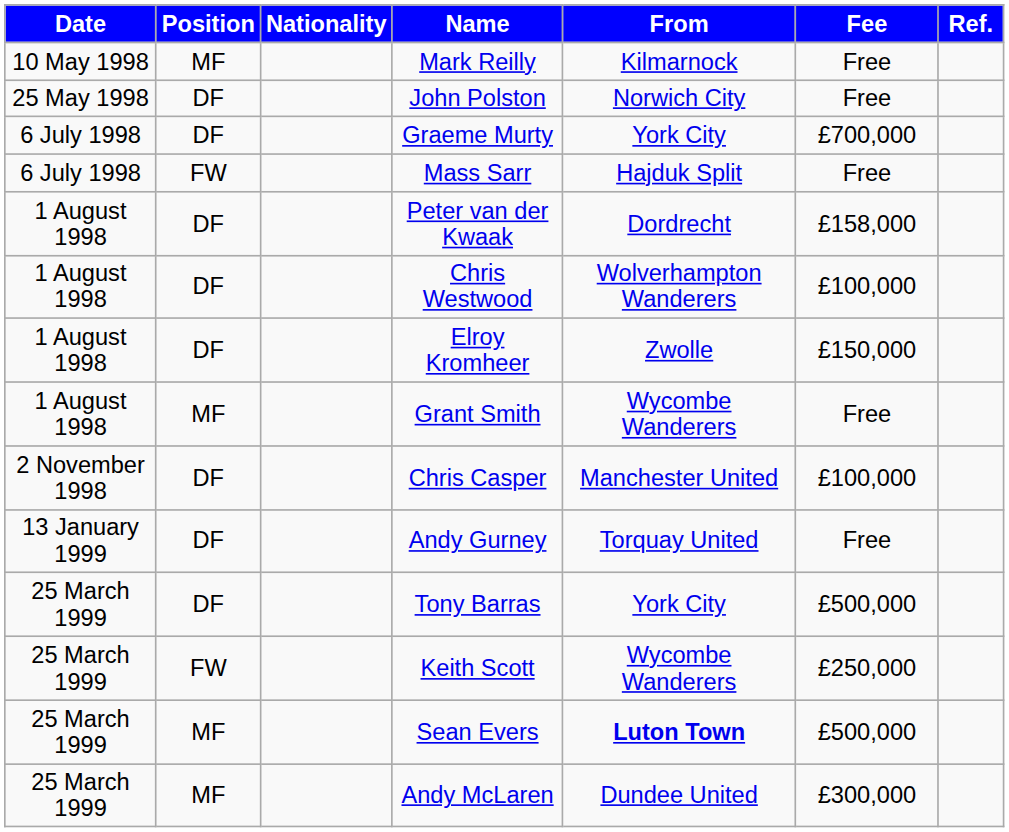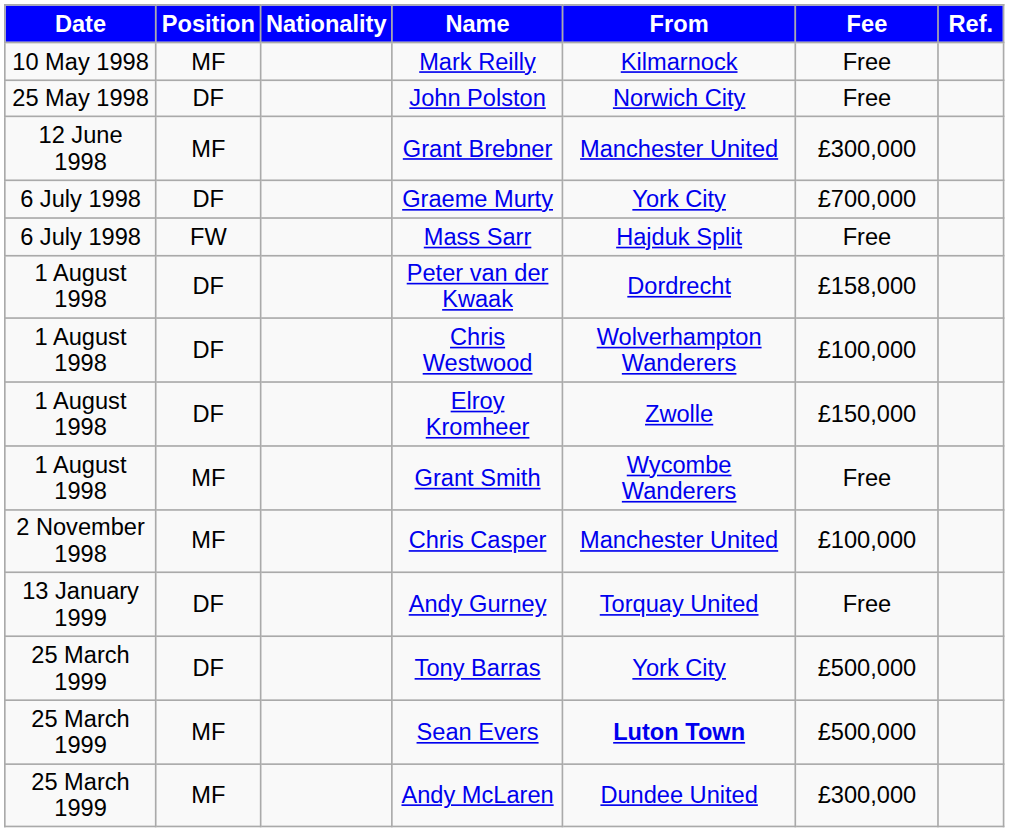+ row: (478, 149)
(208, 478) DF -> (208, 541) MF
- row: (478, 668)
